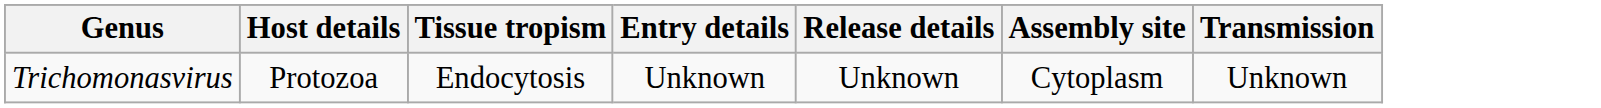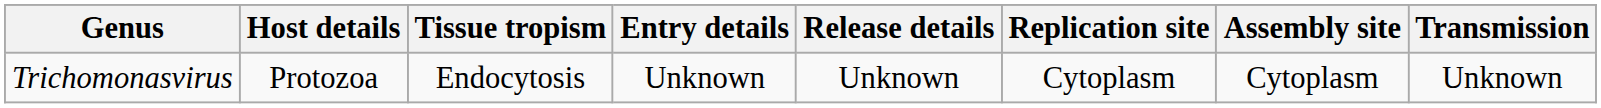+ column: (1109, 28)
